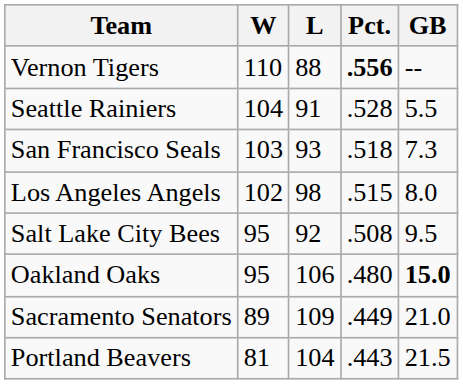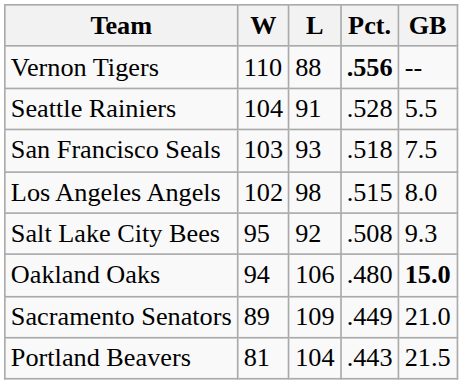(421, 150) 7.3 -> (421, 150) 7.5
(421, 233) 9.5 -> (421, 233) 9.3
(257, 274) 95 -> (257, 274) 94
